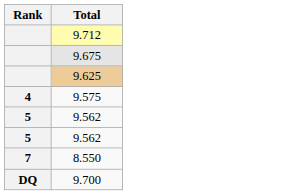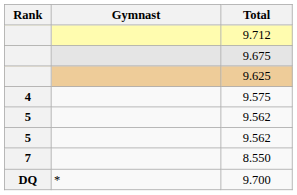+ column: (136, 14)
